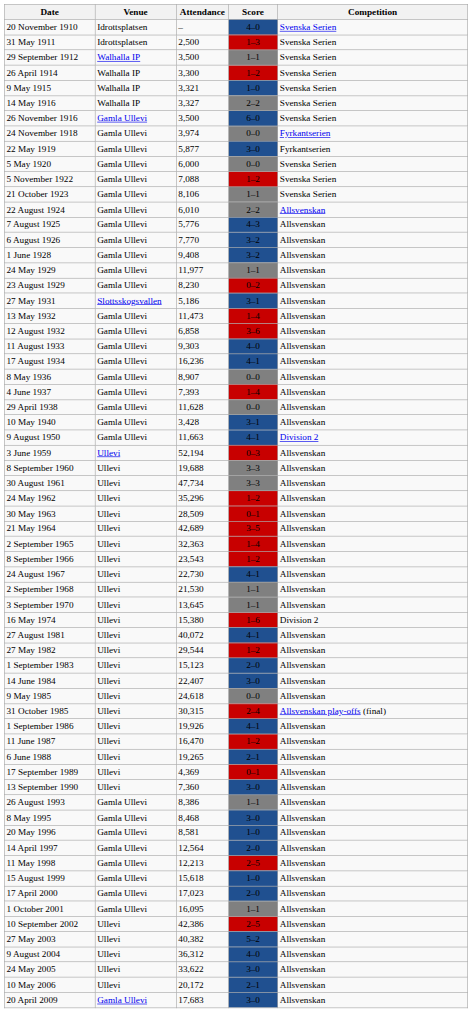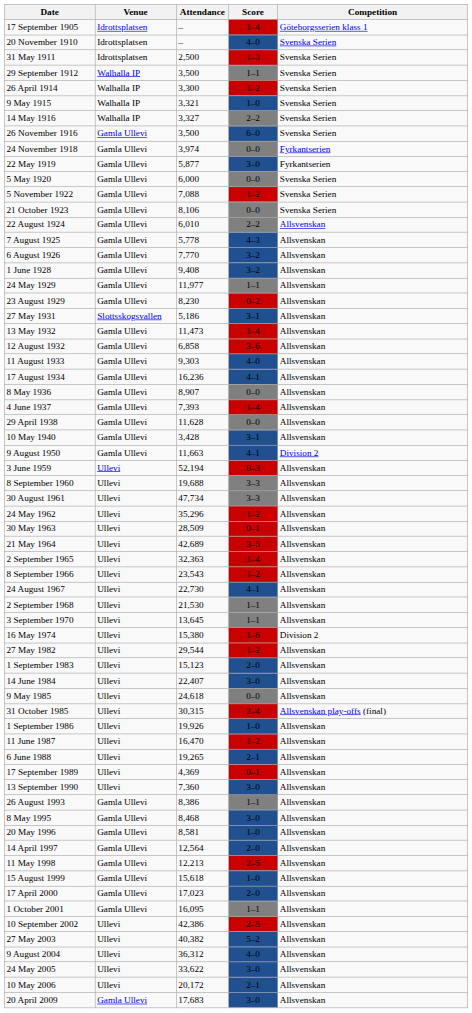+ row: (42, 27)
(253, 194) 1–1 -> (253, 210) 0–0
(189, 225) 5,776 -> (189, 240) 5,778
- row: (36, 635)
(253, 726) 4–1 -> (253, 726) 1–0
